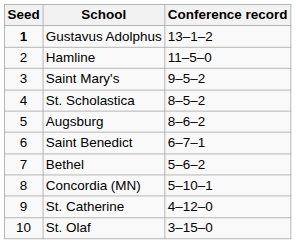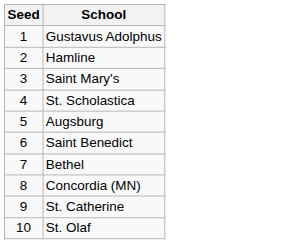- column: (228, 15)
(24, 36) bold -> (24, 36) normal
